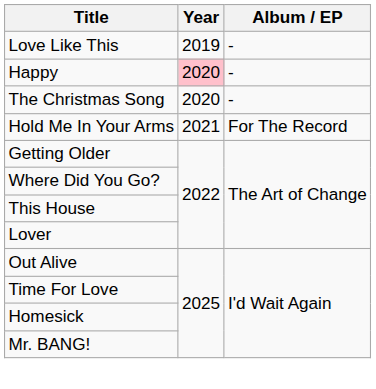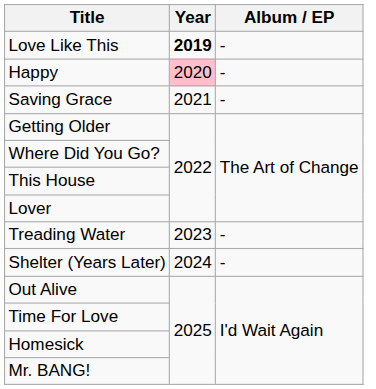(201, 45) normal -> (193, 45) bold
- row: (87, 99)
+ row: (60, 99)
- row: (91, 126)
+ row: (67, 235)
+ row: (87, 262)
